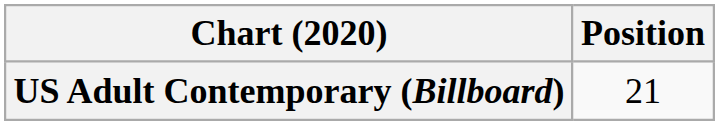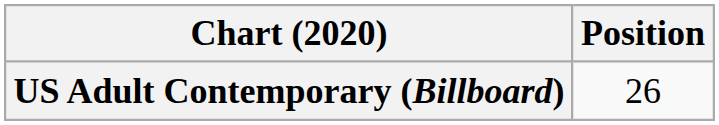(643, 90) 21 -> (643, 90) 26
